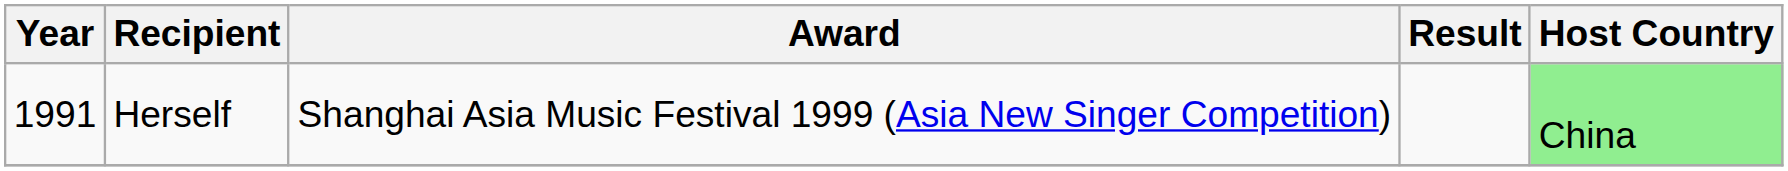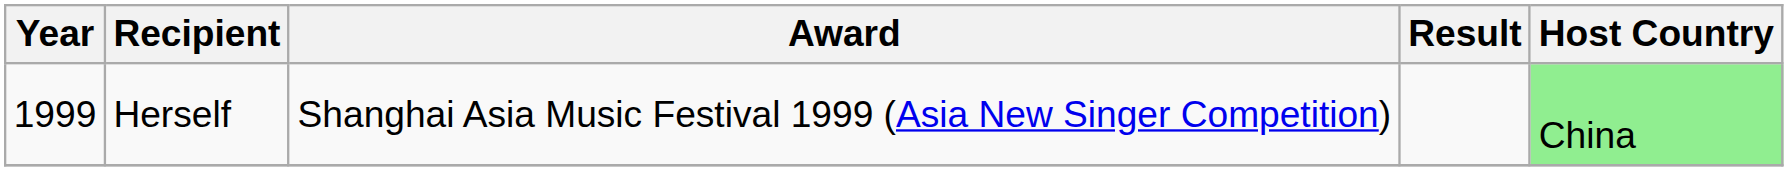(55, 113) 1991 -> (55, 113) 1999
